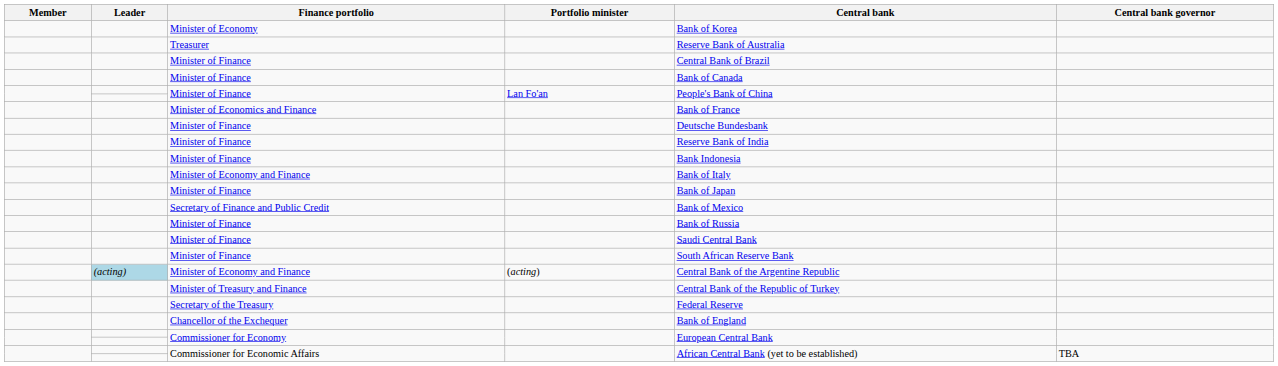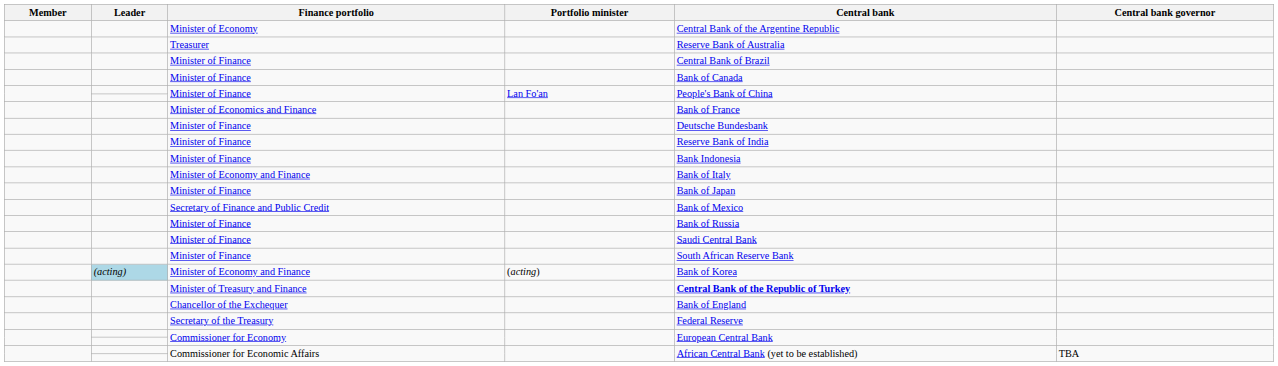(707, 28) Bank of Korea -> (758, 28) Central Bank of the Argentine Republic
(758, 272) Central Bank of the Argentine Republic -> (707, 272) Bank of Korea
(758, 288) normal -> (763, 288) bold
rows swapped: (229, 321) <-> (222, 304)
